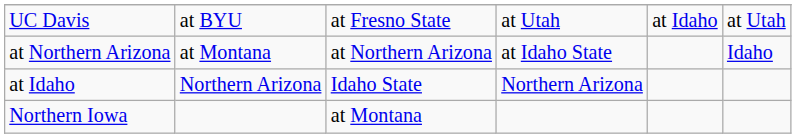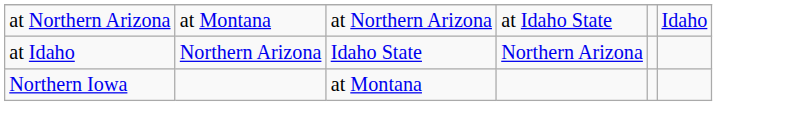- row: (49, 20)
